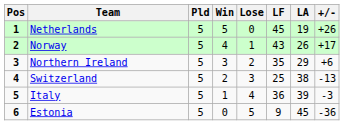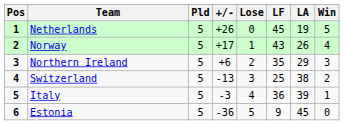columns swapped: (225, 13) <-> (327, 13)
